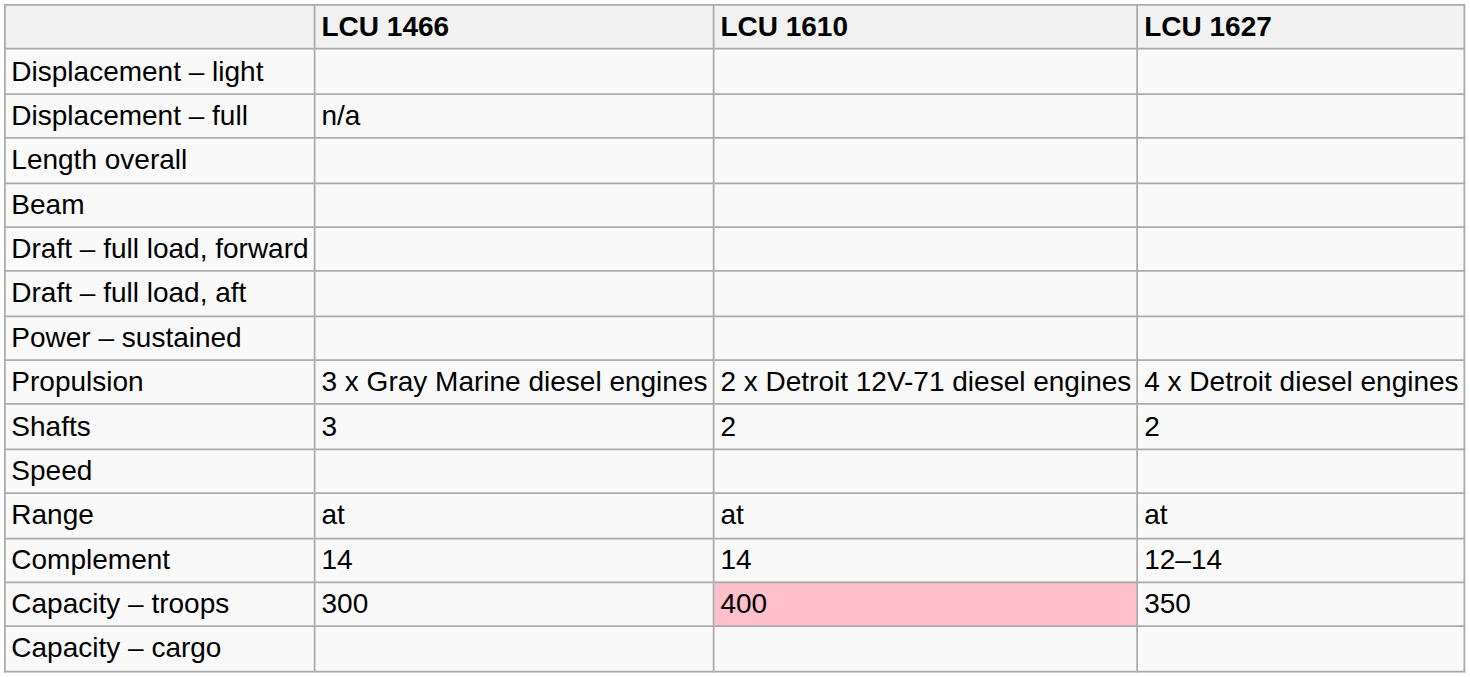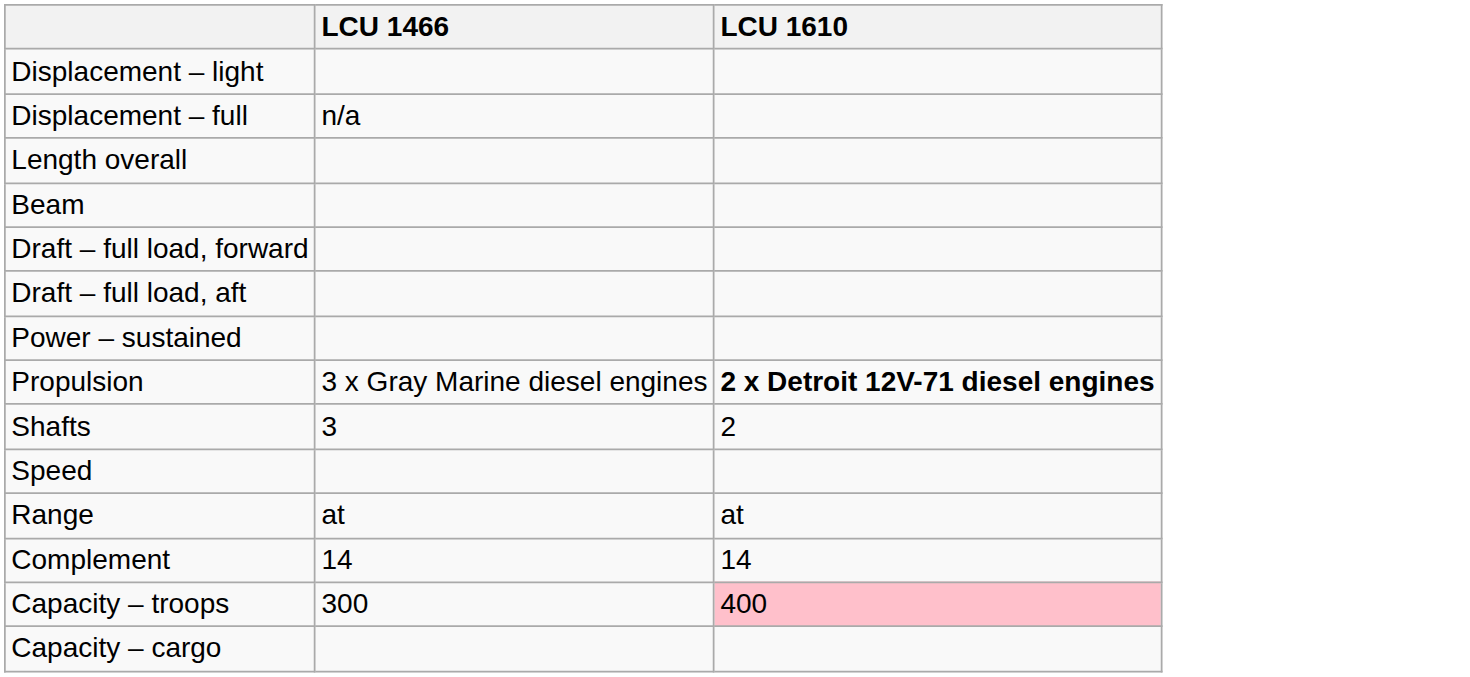- column: (1208, 26)
(926, 381) normal -> (937, 381) bold
